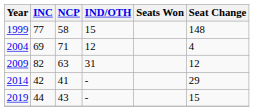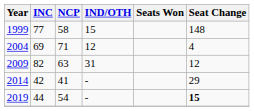(63, 98) 43 -> (63, 98) 54
(194, 98) normal -> (194, 98) bold
